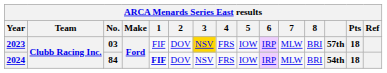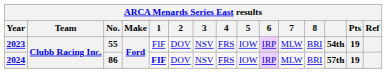(113, 44) 03 -> (113, 44) 55
(204, 44) gold background -> (204, 44) no background
(336, 44) 57th -> (336, 44) 54th
(355, 44) 18 -> (355, 44) 19
(113, 60) 84 -> (113, 60) 86
(336, 60) 54th -> (336, 60) 57th
(355, 60) 18 -> (355, 60) 19
